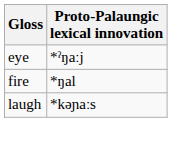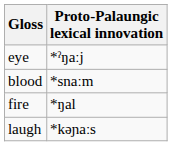+ row: (25, 81)
